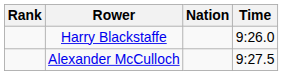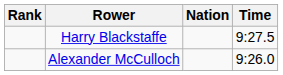(255, 37) 9:26.0 -> (255, 37) 9:27.5
(255, 59) 9:27.5 -> (255, 59) 9:26.0
